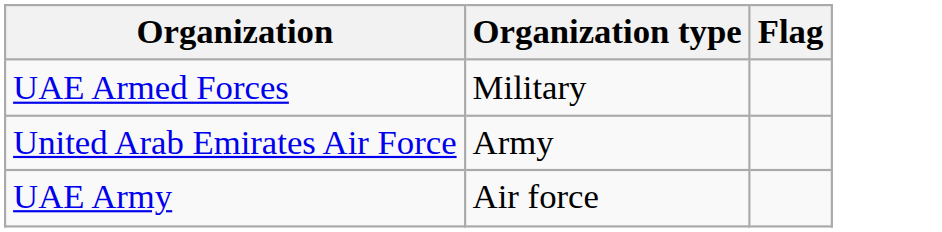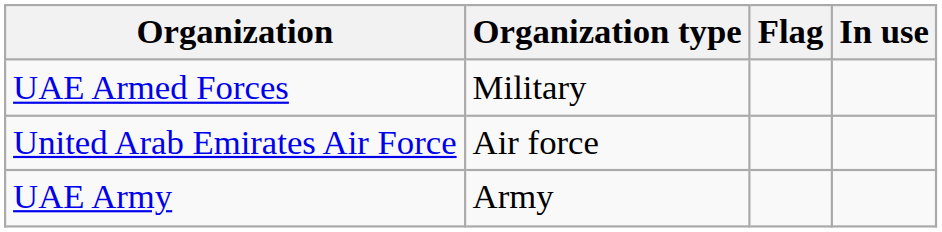+ column: (884, 32)
(513, 142) Army -> (536, 142) Air force
(536, 197) Air force -> (513, 197) Army
